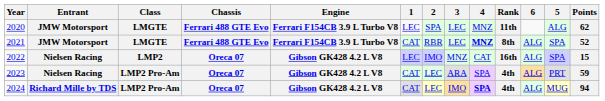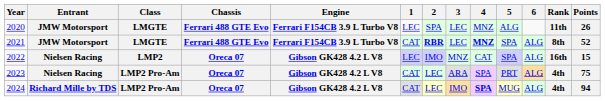columns swapped: (557, 12) <-> (508, 12)
(585, 27) 62 -> (586, 27) 26
(433, 42) normal -> (434, 42) bold
(585, 73) 59 -> (586, 73) 75
